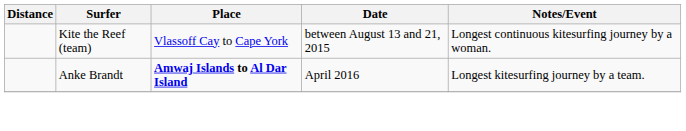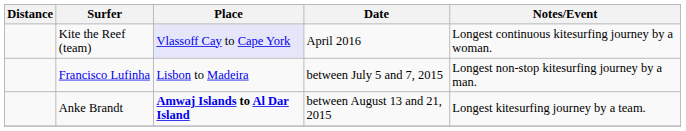(221, 41) no background -> (223, 41) lavender background
(373, 41) between August 13 and 21, 2015 -> (334, 41) April 2016
+ row: (104, 75)
(332, 75) April 2016 -> (374, 108) between August 13 and 21, 2015
